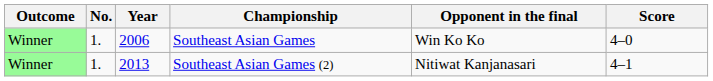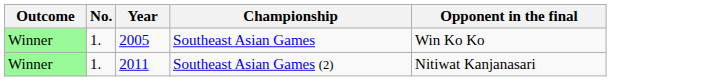- column: (657, 16)
(134, 40) 2006 -> (134, 40) 2005
(134, 64) 2013 -> (134, 64) 2011
